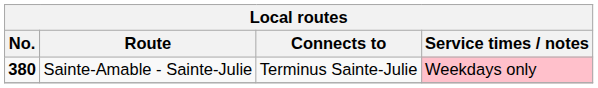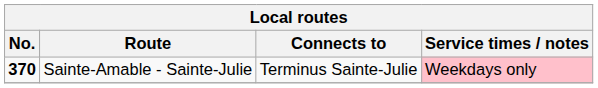(22, 69) 380 -> (22, 69) 370
